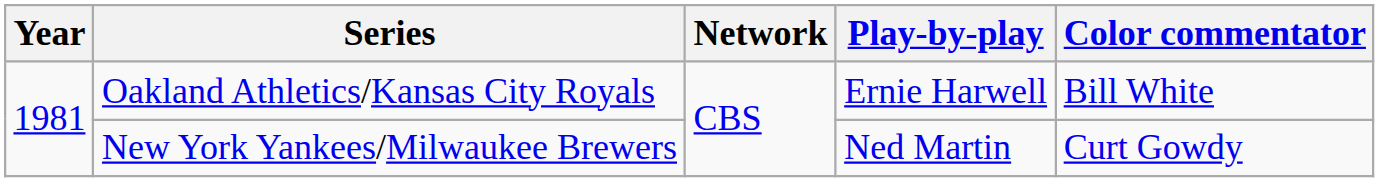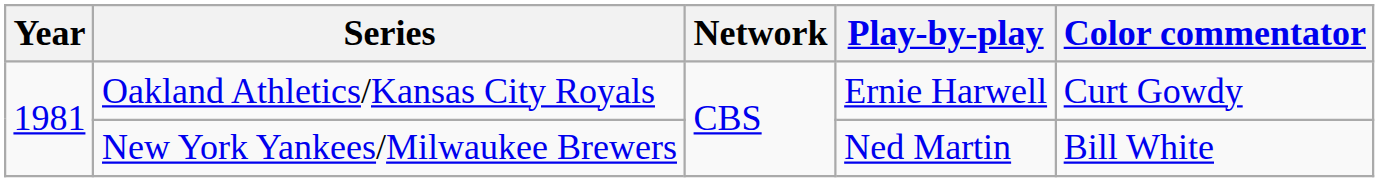(1139, 90) Bill White -> (1153, 90) Curt Gowdy
(1153, 147) Curt Gowdy -> (1139, 147) Bill White
